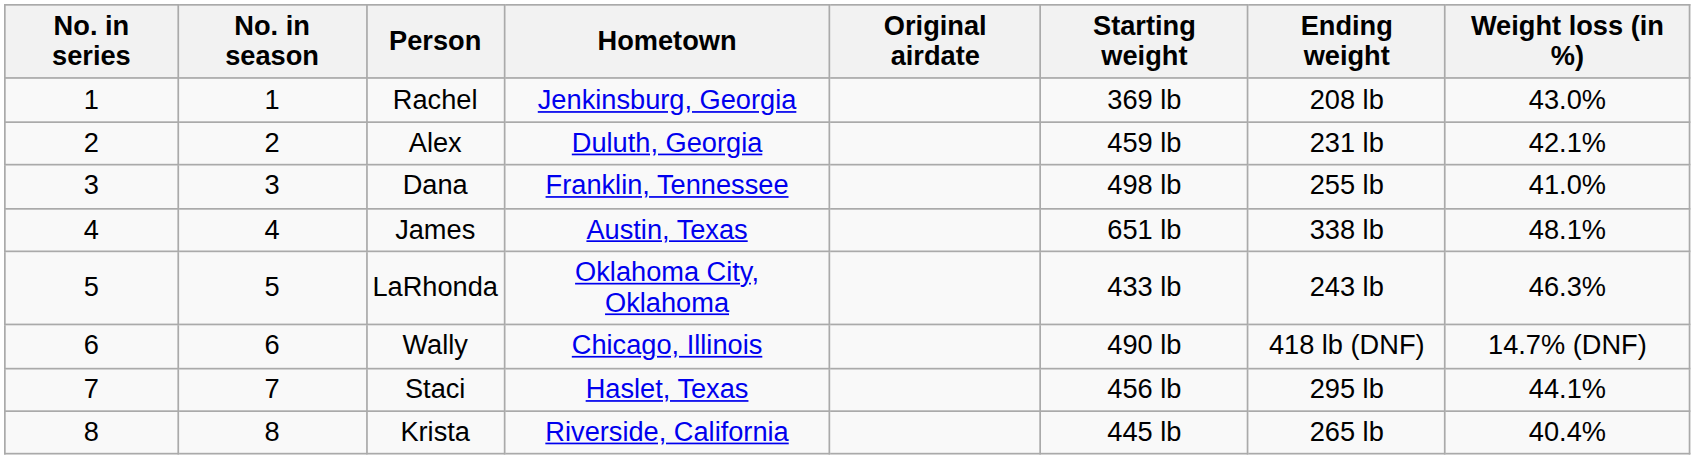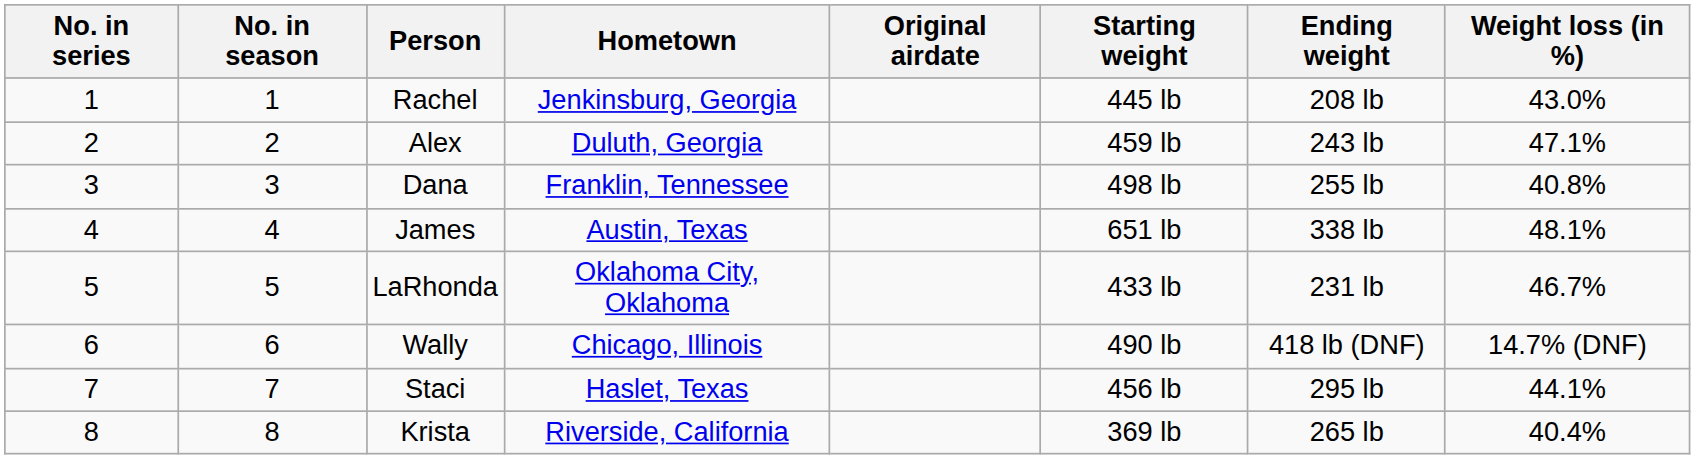(1144, 99) 369 lb -> (1144, 99) 445 lb
(1347, 142) 231 lb -> (1347, 142) 243 lb
(1567, 142) 42.1% -> (1567, 142) 47.1%
(1567, 186) 41.0% -> (1567, 186) 40.8%
(1347, 287) 243 lb -> (1347, 287) 231 lb
(1567, 287) 46.3% -> (1567, 287) 46.7%
(1144, 432) 445 lb -> (1144, 432) 369 lb
